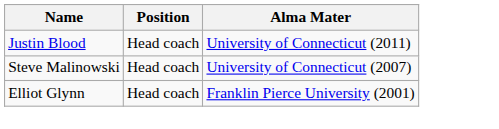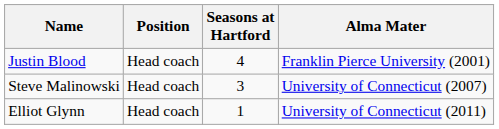+ column: (240, 26)
(309, 43) University of Connecticut (2011) -> (386, 61) Franklin Pierce University (2001)
(311, 93) Franklin Pierce University (2001) -> (384, 112) University of Connecticut (2011)
